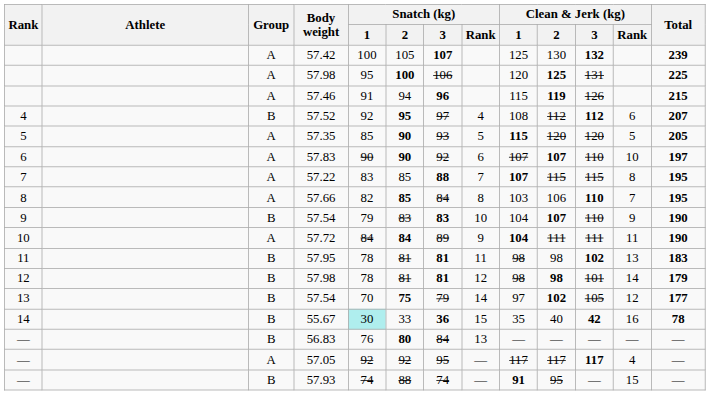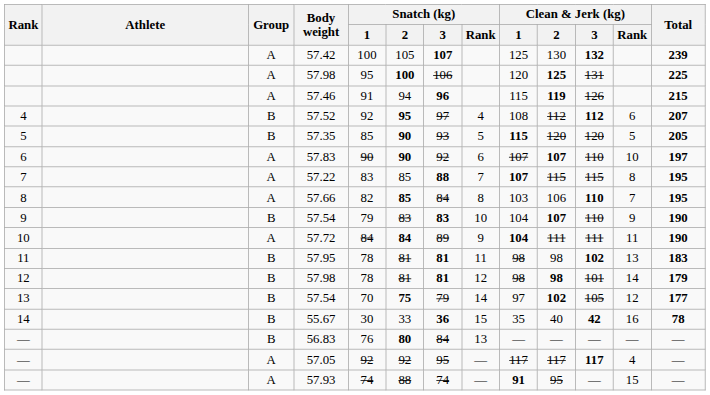(271, 136) A -> (271, 136) B
(367, 319) paleturquoise background -> (367, 319) no background
(271, 380) B -> (271, 380) A
